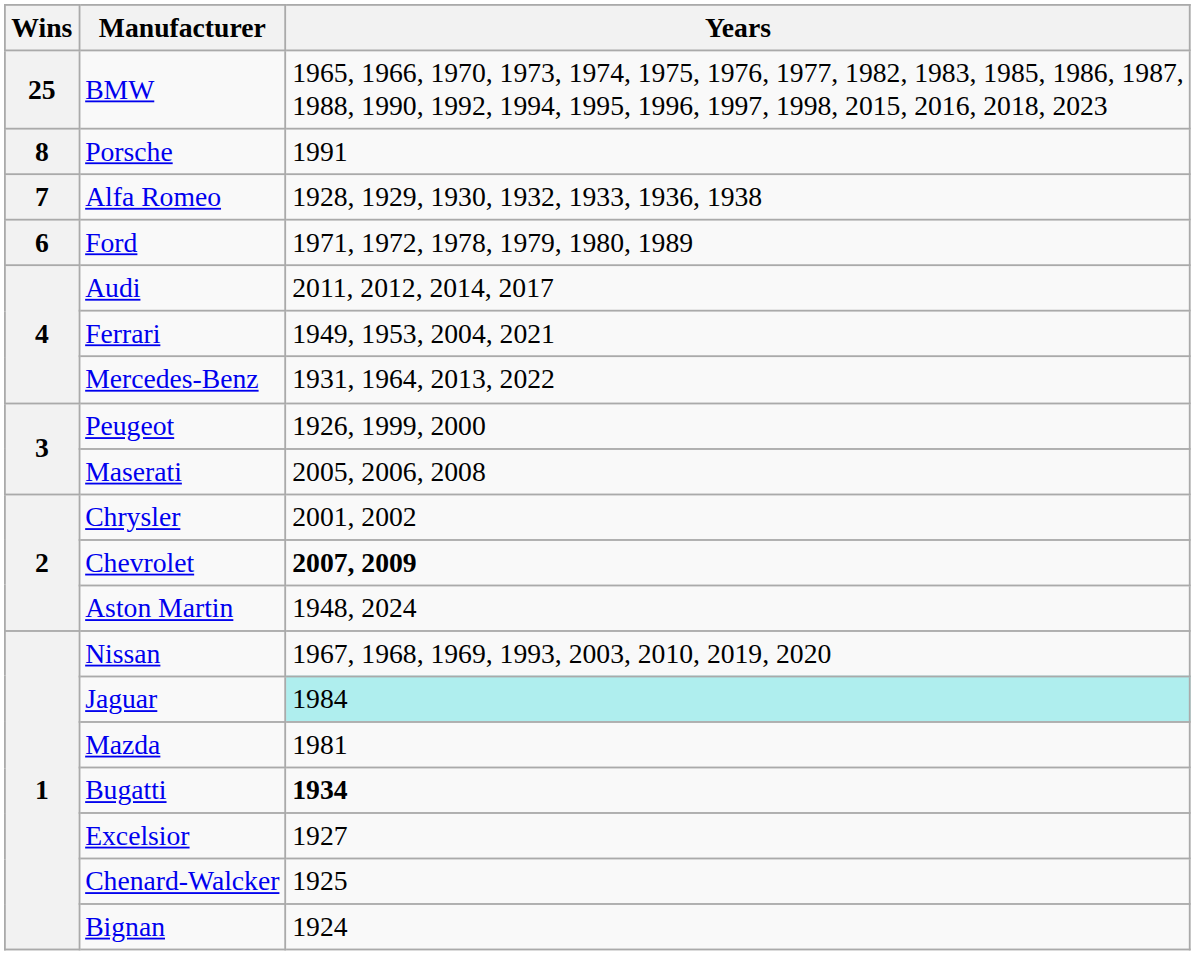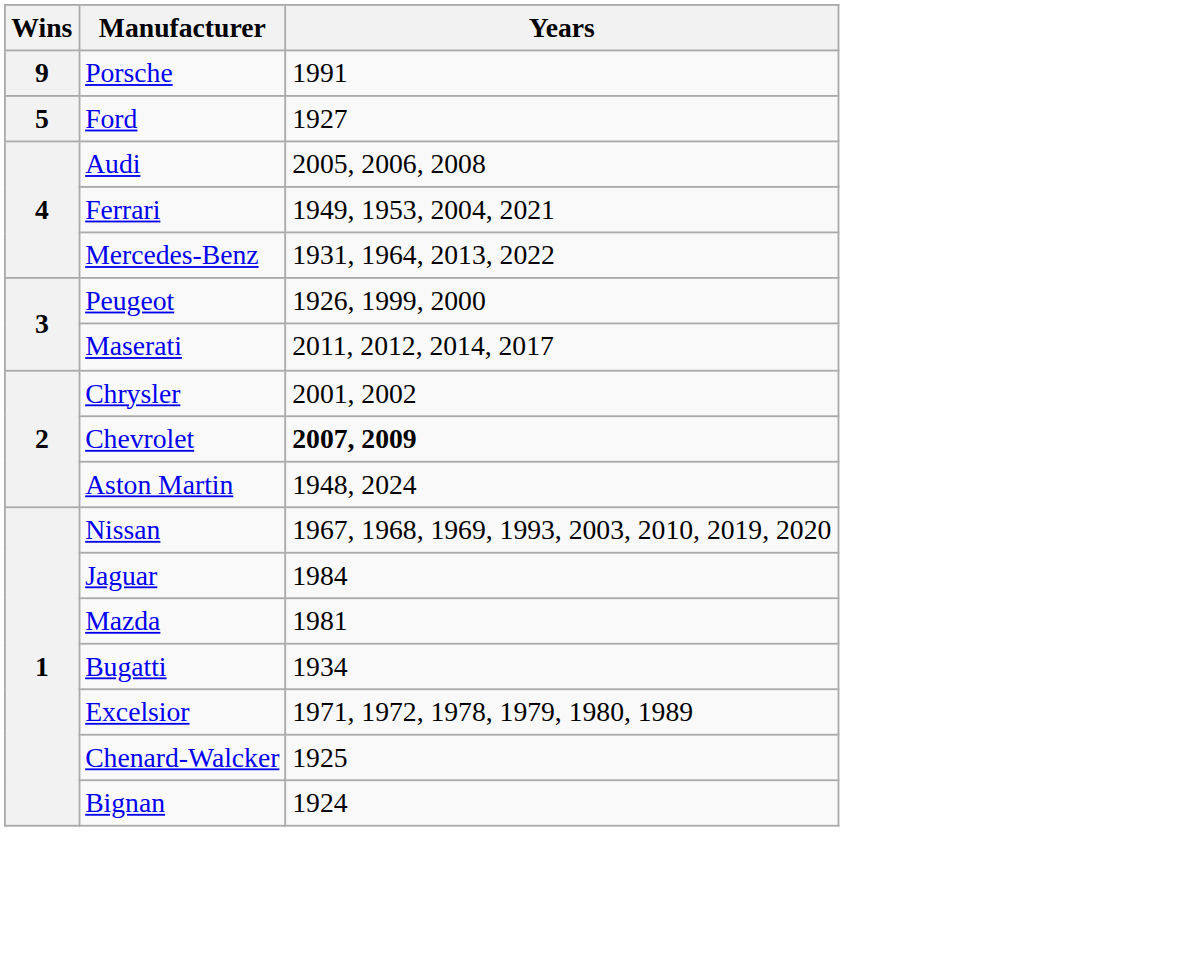- row: (120, 89)
(42, 151) 8 -> (42, 73) 9
- row: (153, 197)
(42, 242) 6 -> (42, 118) 5
(493, 242) 1971, 1972, 1978, 1979, 1980, 1989 -> (320, 118) 1927
(423, 288) 2011, 2012, 2014, 2017 -> (389, 164) 2005, 2006, 2008
(389, 470) 2005, 2006, 2008 -> (423, 346) 2011, 2012, 2014, 2017
(320, 698) paleturquoise background -> (320, 574) no background
(320, 790) bold -> (320, 666) normal
(320, 835) 1927 -> (493, 711) 1971, 1972, 1978, 1979, 1980, 1989
